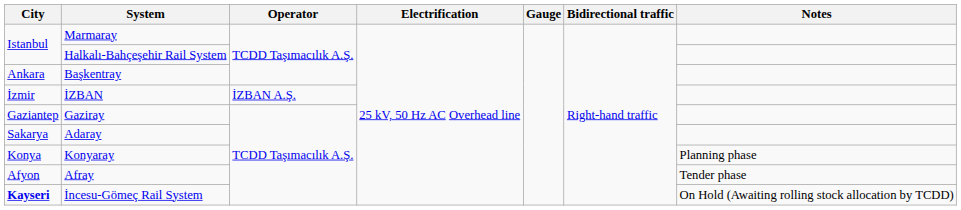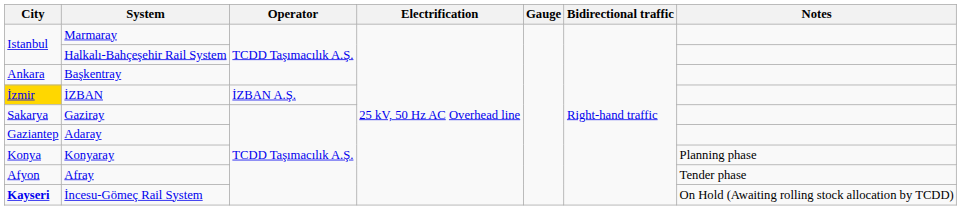(21, 94) no background -> (21, 94) gold background
(33, 114) Gaziantep -> (28, 114) Sakarya
(28, 134) Sakarya -> (33, 134) Gaziantep
